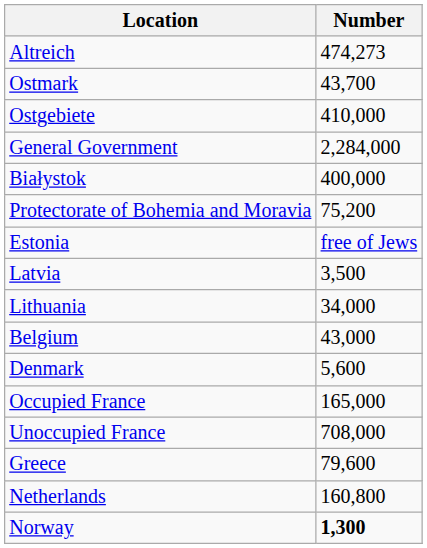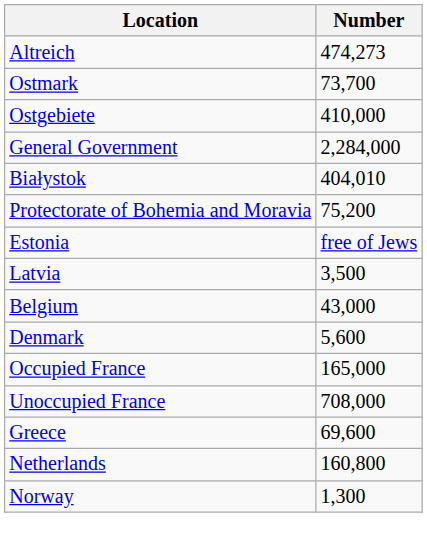(348, 83) 43,700 -> (348, 83) 73,700
(353, 178) 400,000 -> (353, 178) 404,010
- row: (48, 305)
(348, 464) 79,600 -> (348, 432) 69,600
(343, 527) bold -> (343, 496) normal
